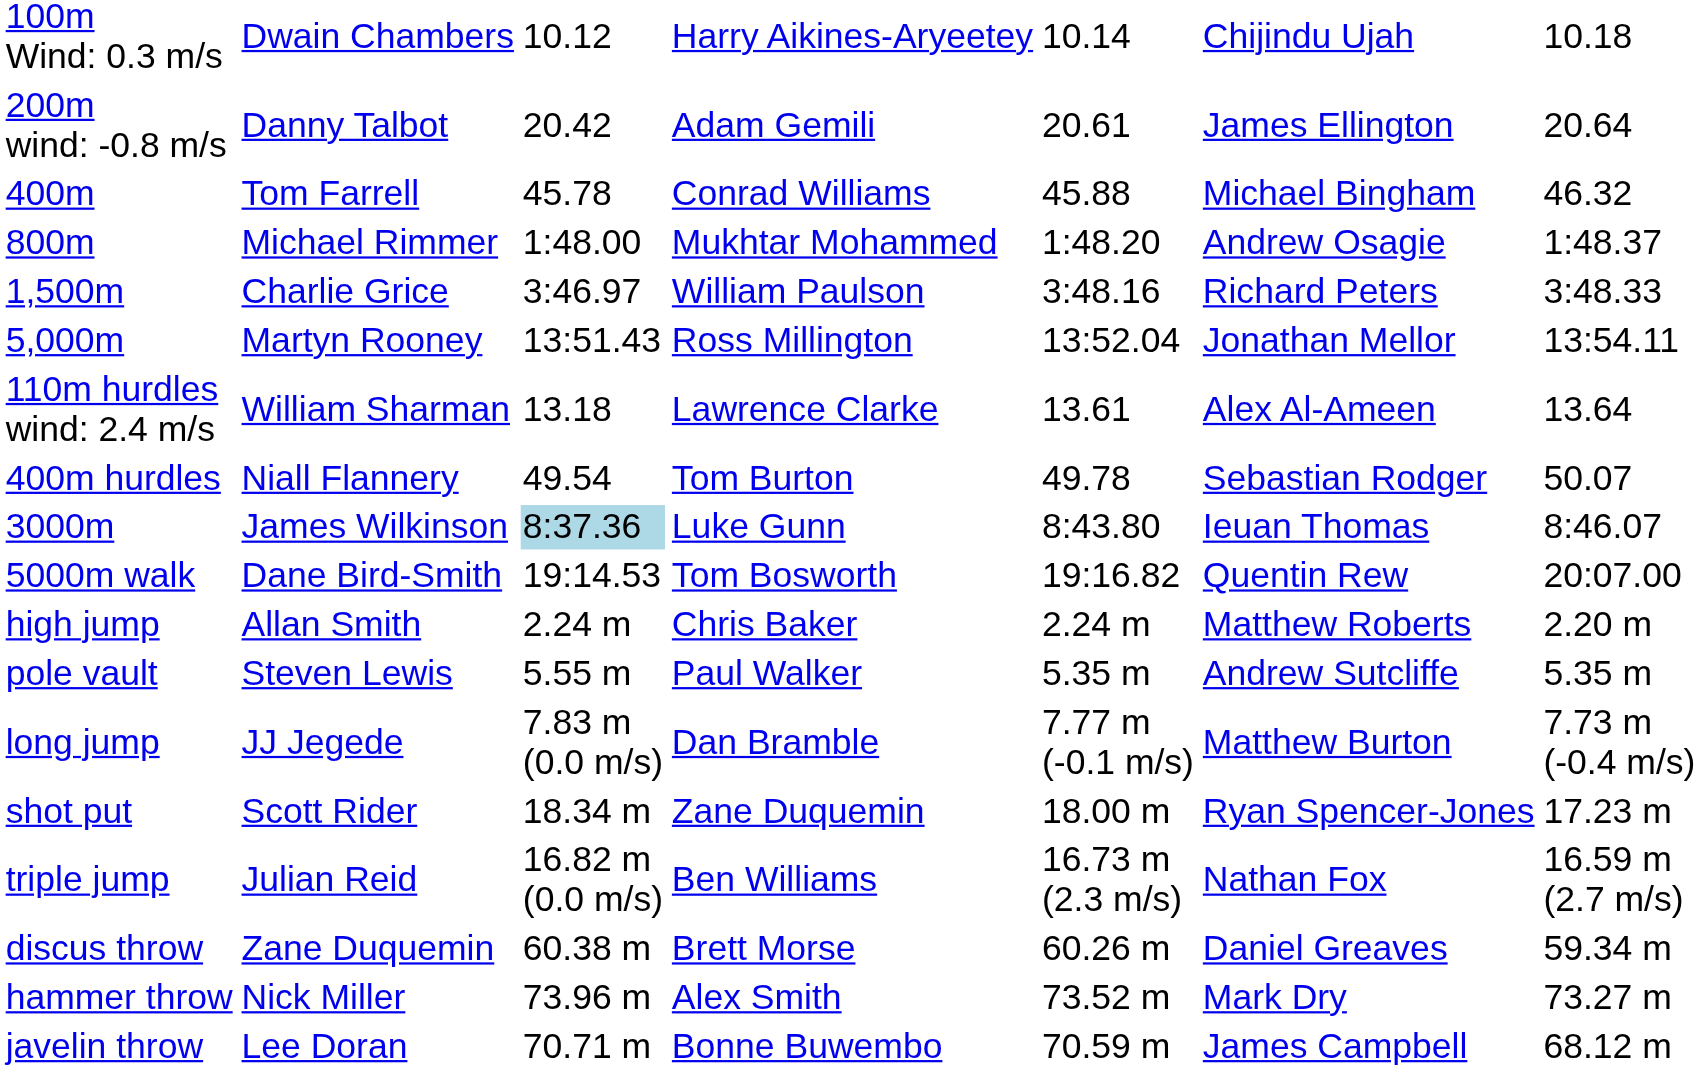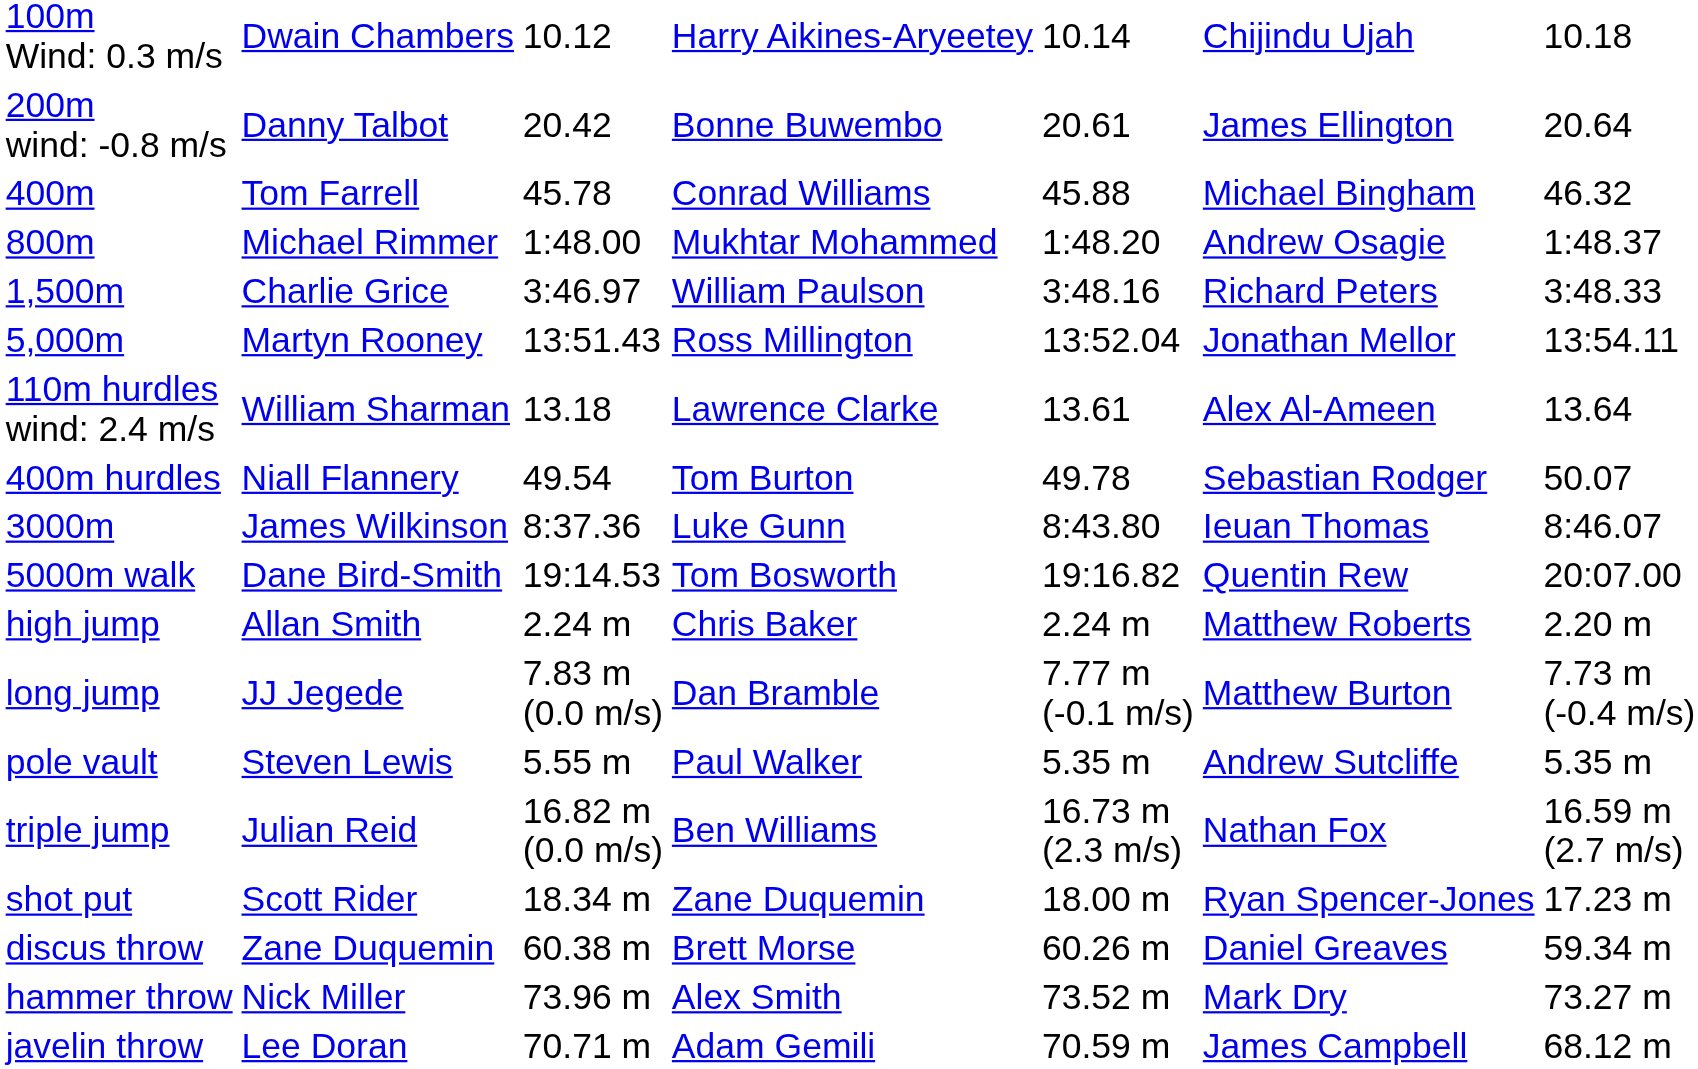(774, 124) Adam Gemili -> (807, 124) Bonne Buwembo
(582, 526) lightblue background -> (582, 526) no background
rows swapped: (82, 673) <-> (83, 741)
rows swapped: (88, 879) <-> (69, 810)
(807, 1046) Bonne Buwembo -> (774, 1046) Adam Gemili
